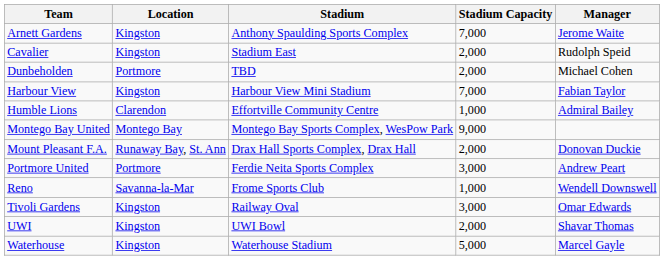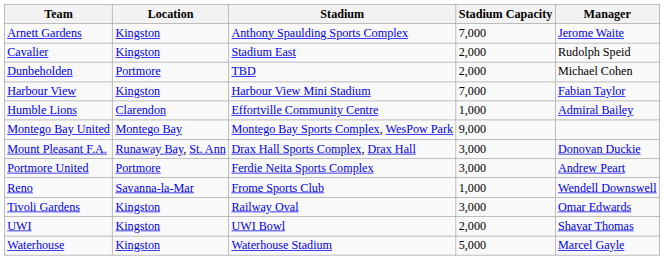(472, 149) 2,000 -> (472, 149) 3,000
